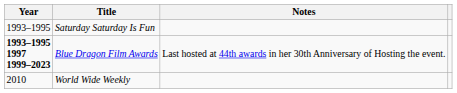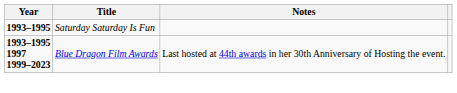(29, 27) normal -> (29, 27) bold
- row: (93, 80)
